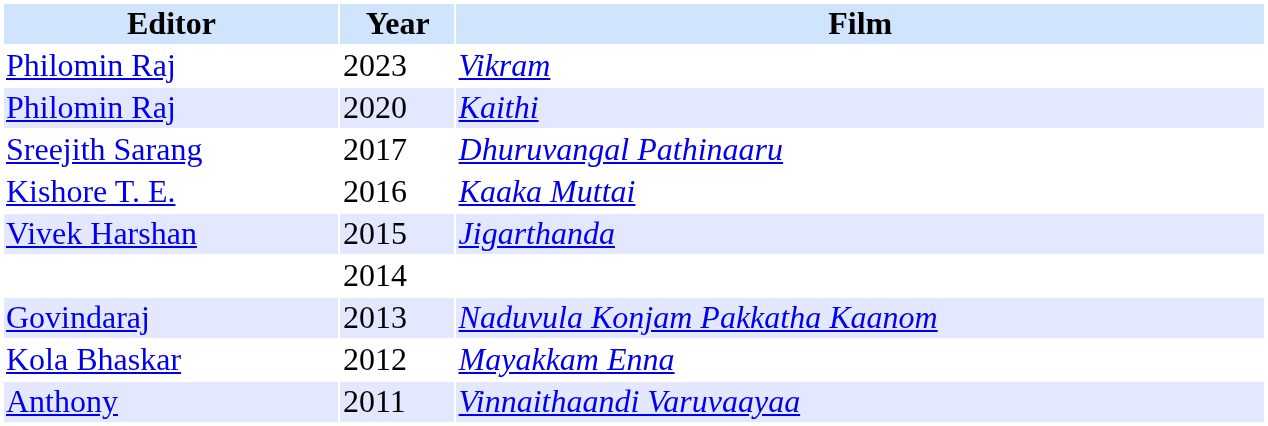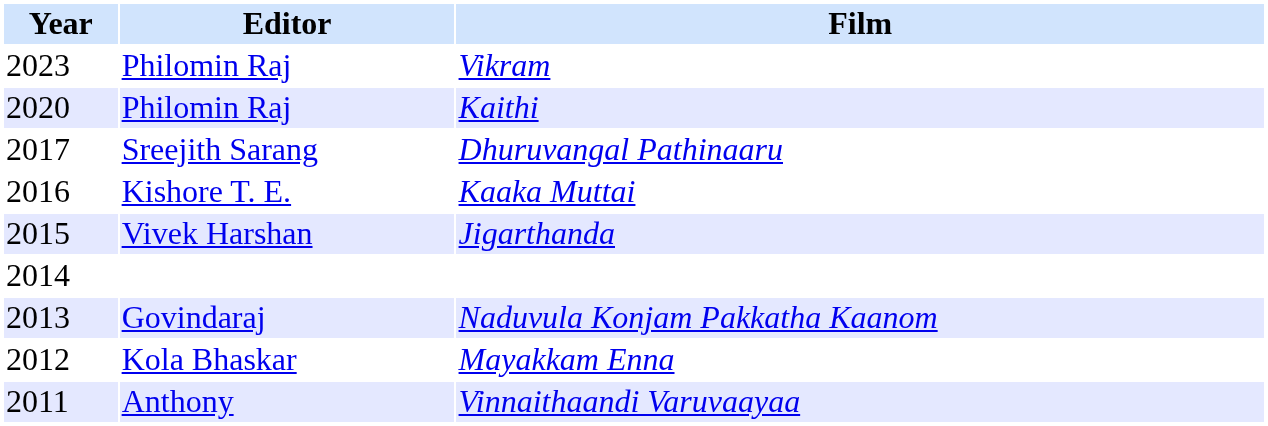columns swapped: (398, 23) <-> (171, 23)
